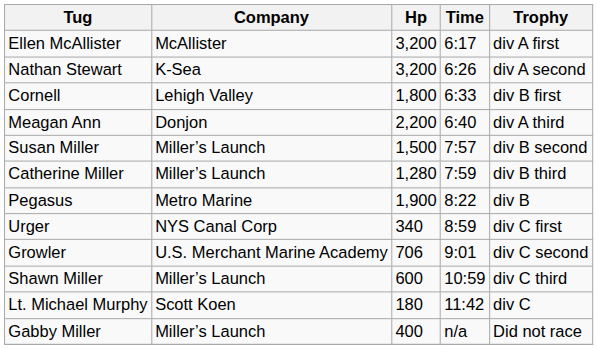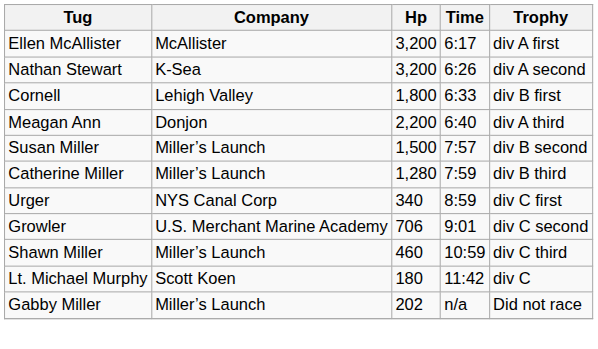- row: (40, 200)
(409, 278) 600 -> (409, 252) 460
(409, 331) 400 -> (409, 305) 202
